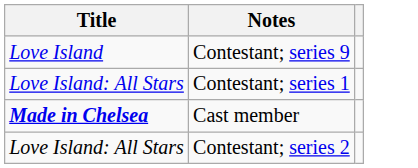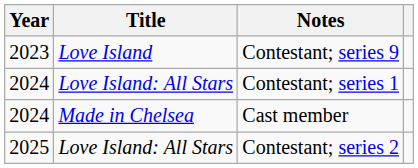+ column: (29, 20)
(79, 115) bold -> (126, 115) normal
